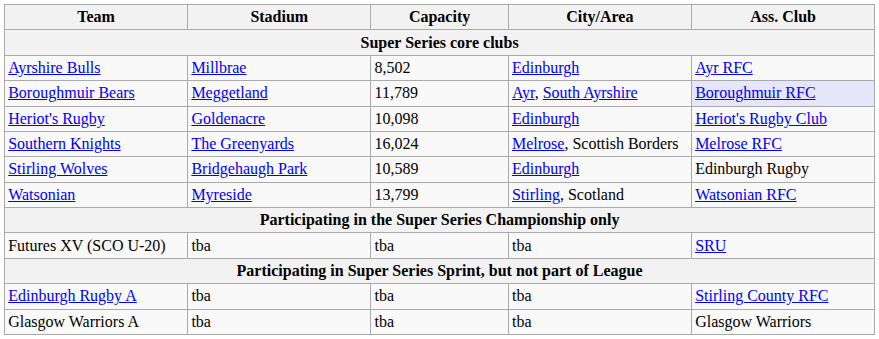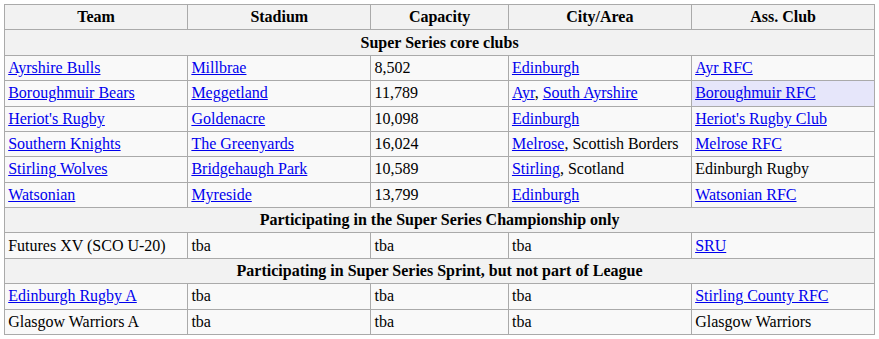(546, 169) Edinburgh -> (568, 169) Stirling, Scotland
(568, 194) Stirling, Scotland -> (546, 194) Edinburgh
